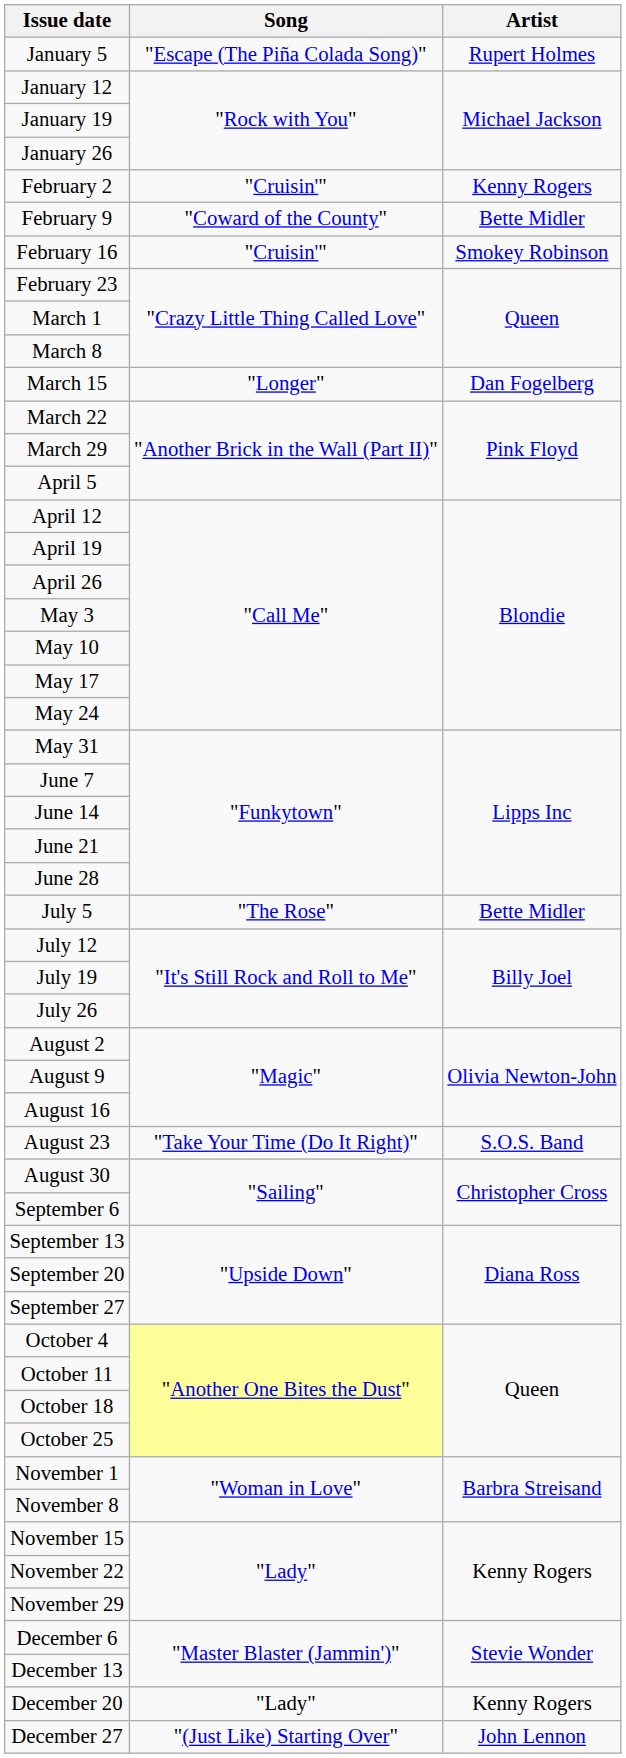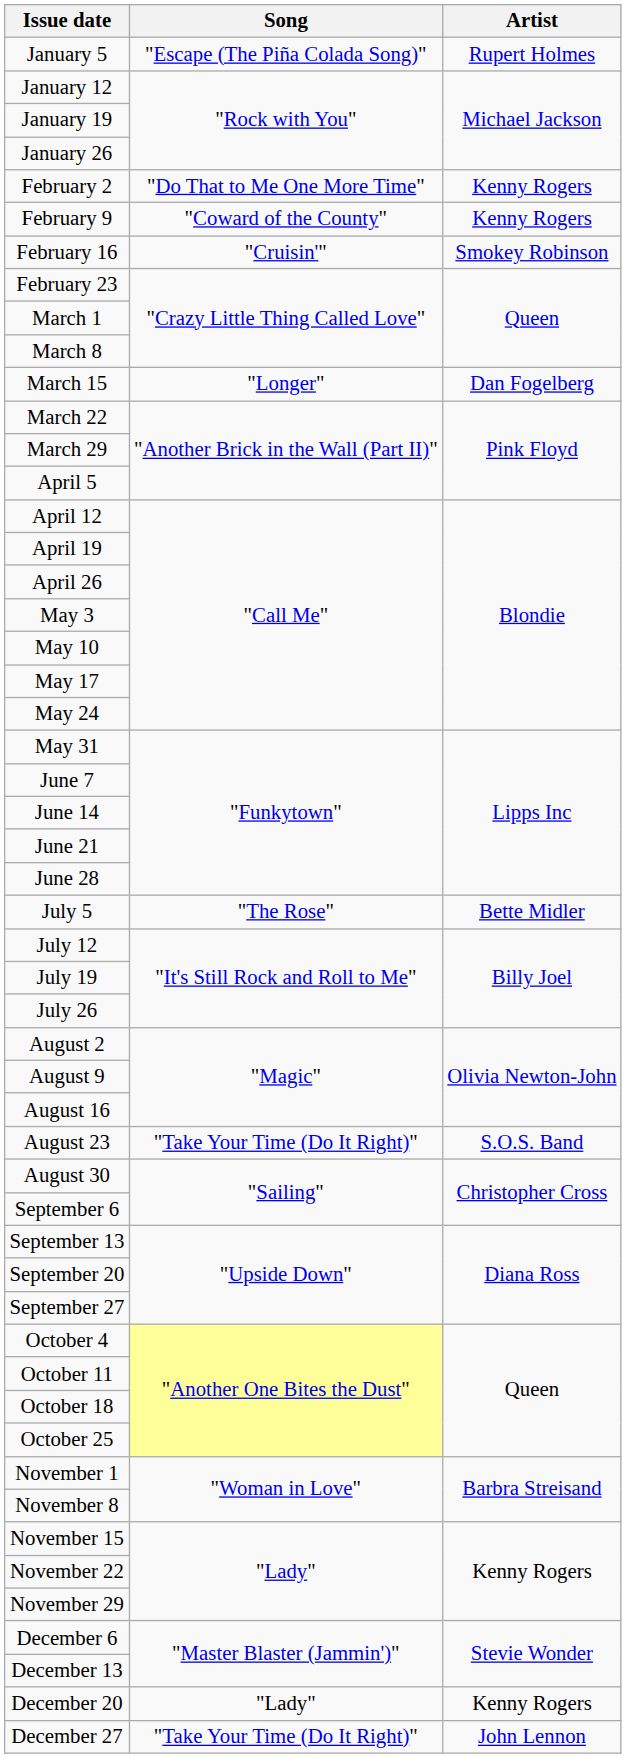(286, 185) "Cruisin'" -> (286, 185) "Do That to Me One More Time"
(532, 218) Bette Midler -> (532, 218) Kenny Rogers
(286, 1736) "(Just Like) Starting Over" -> (286, 1736) "Take Your Time (Do It Right)"
